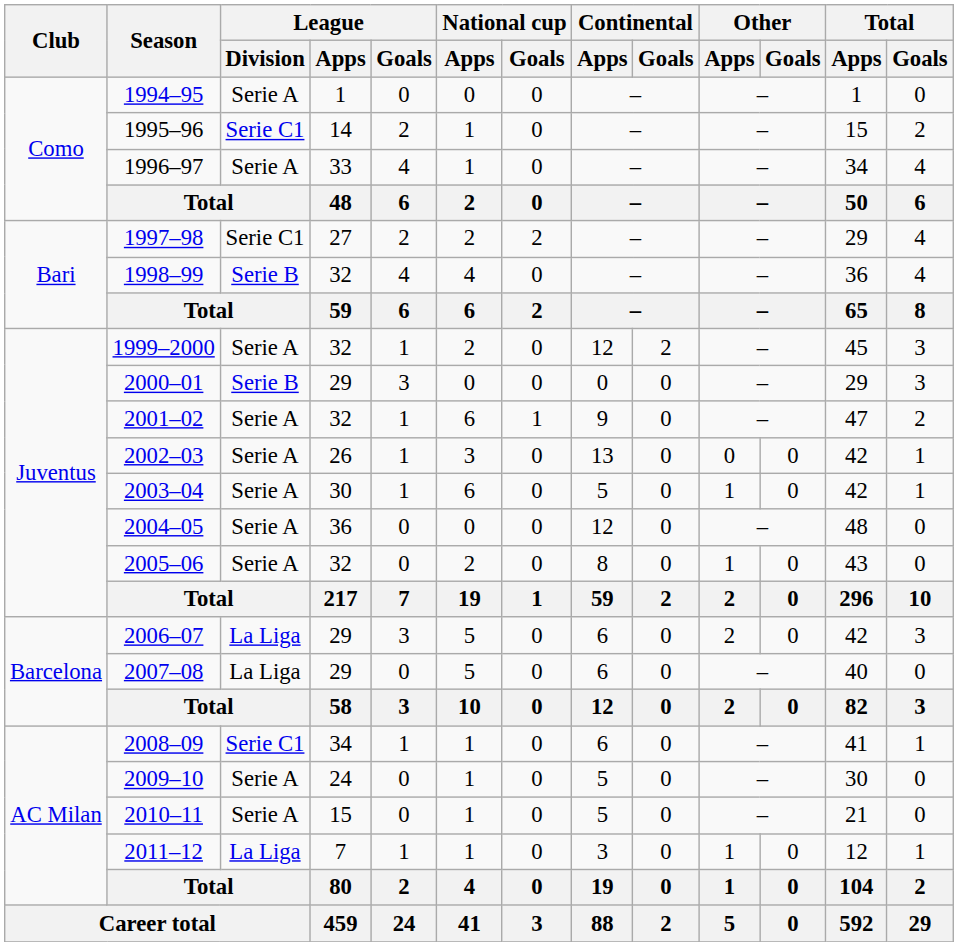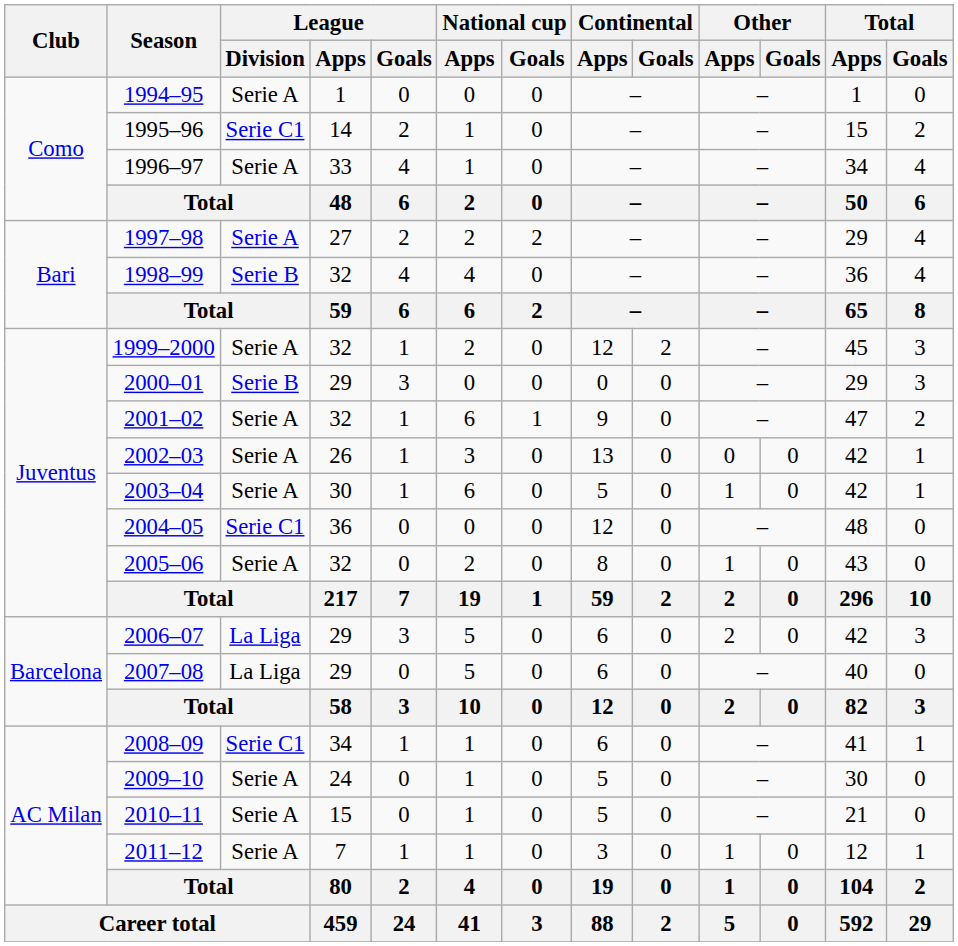(265, 238) Serie C1 -> (265, 238) Serie A
(265, 526) Serie A -> (265, 526) Serie C1
(265, 851) La Liga -> (265, 851) Serie A
